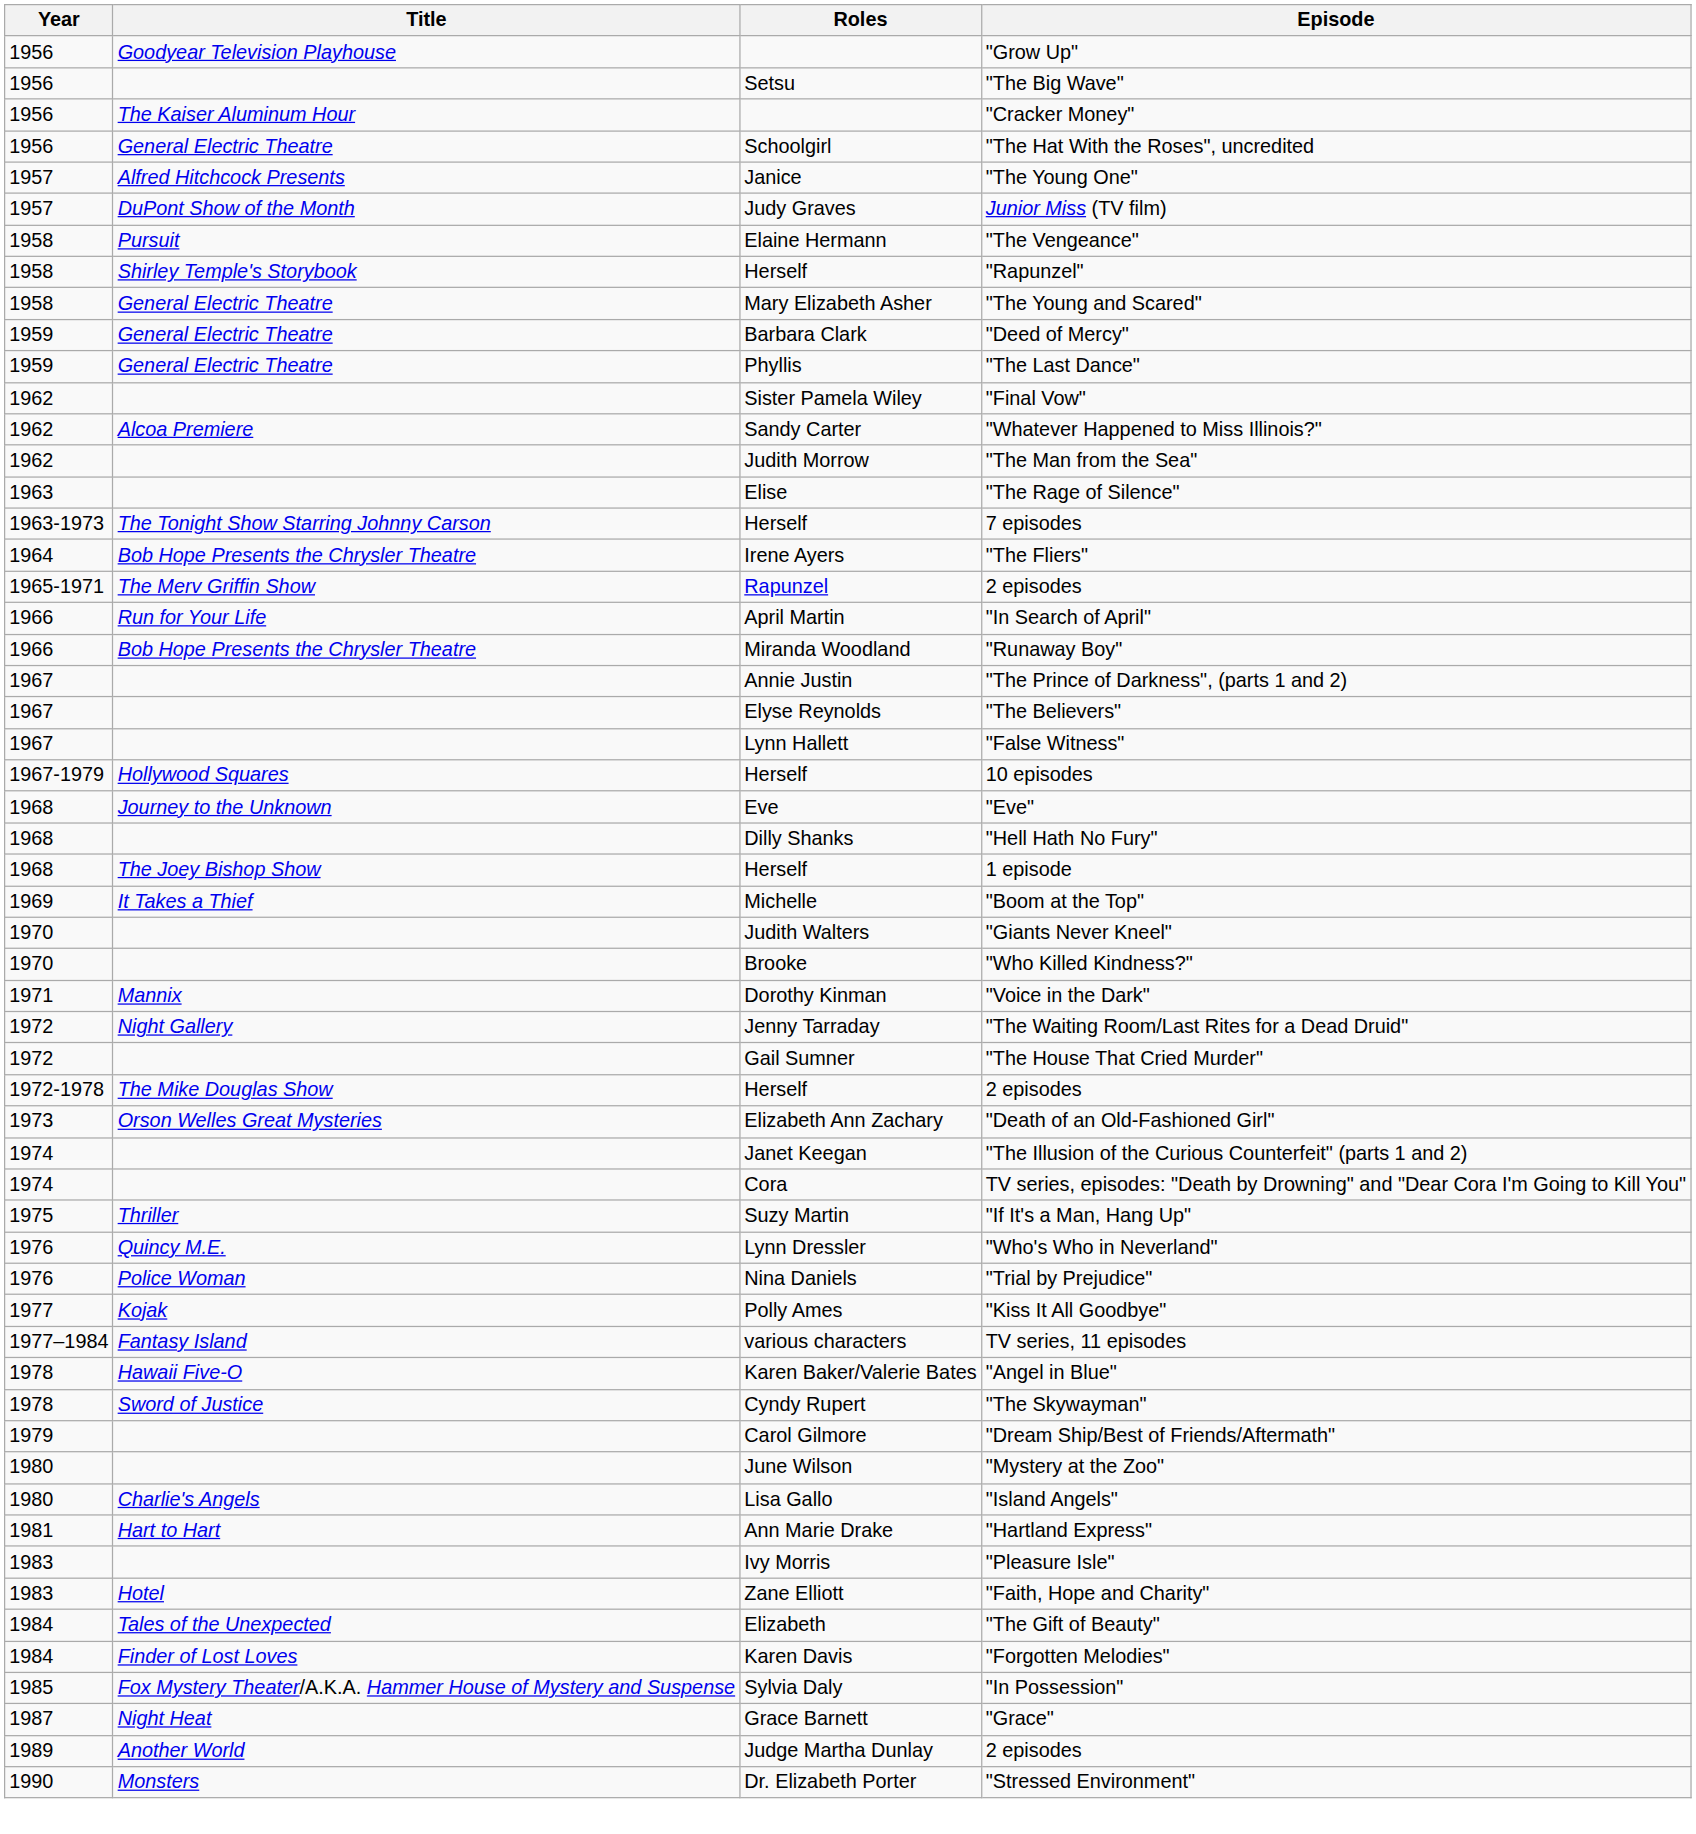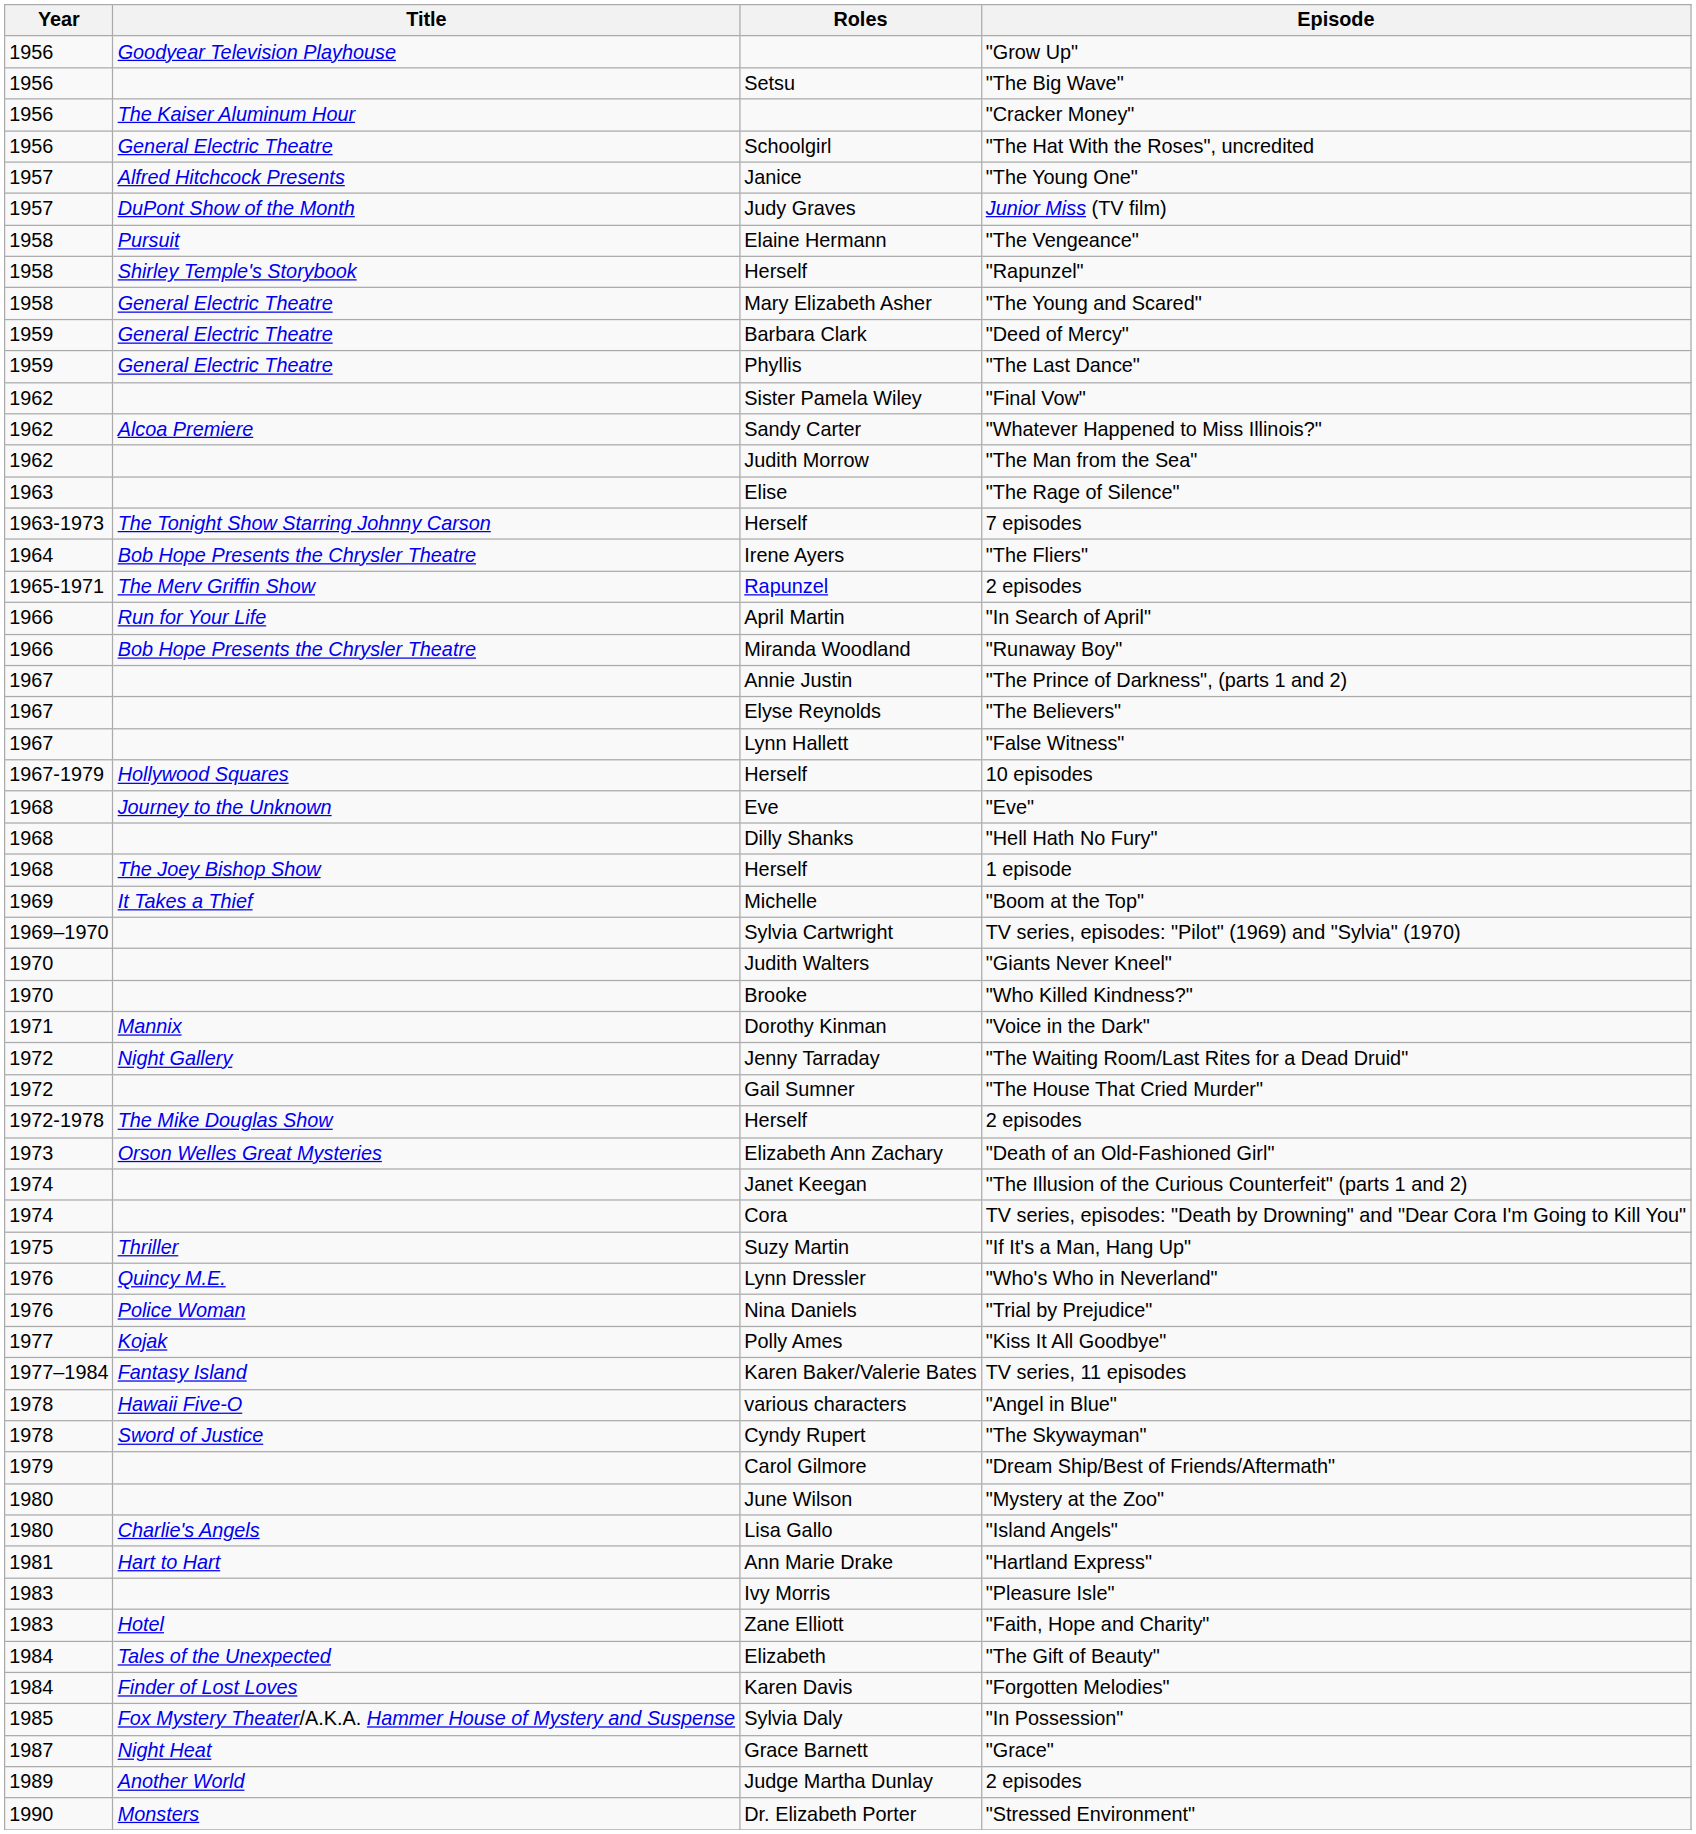+ row: (426, 933)
(825, 1341) various characters -> (860, 1373) Karen Baker/Valerie Bates
(860, 1373) Karen Baker/Valerie Bates -> (825, 1404) various characters
